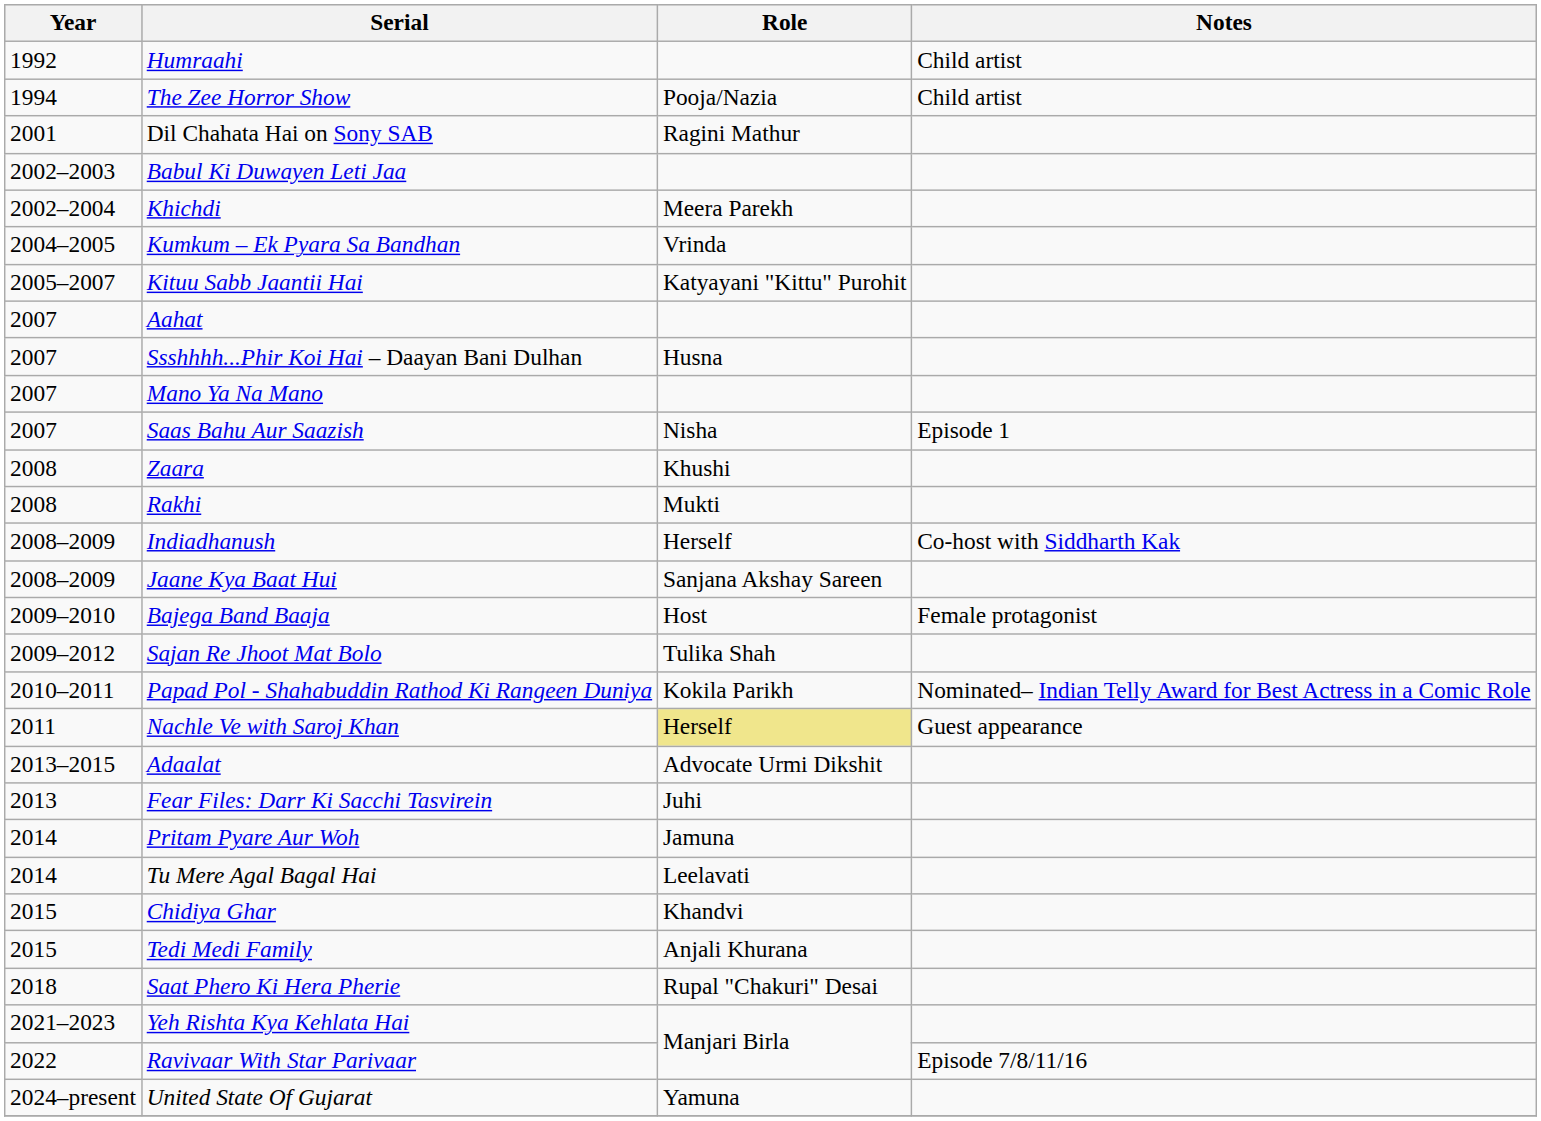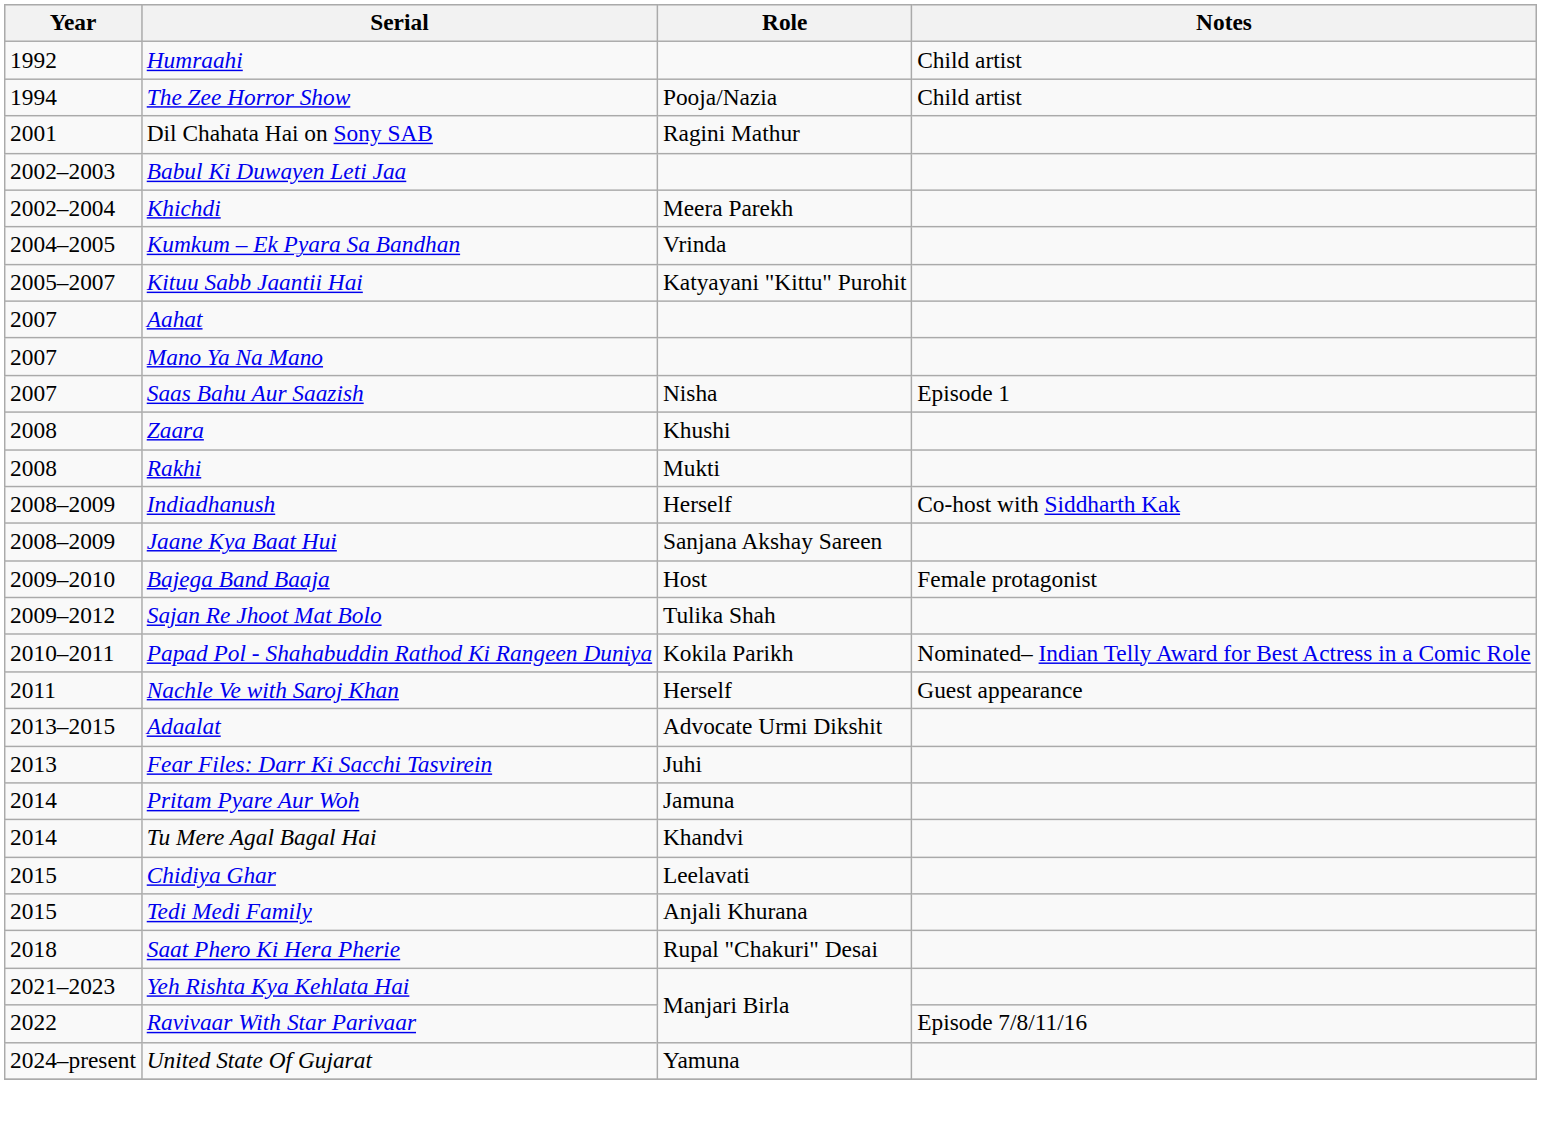- row: (364, 356)
(697, 726) khaki background -> (697, 689) no background
(706, 875) Leelavati -> (703, 838) Khandvi
(703, 912) Khandvi -> (706, 875) Leelavati
